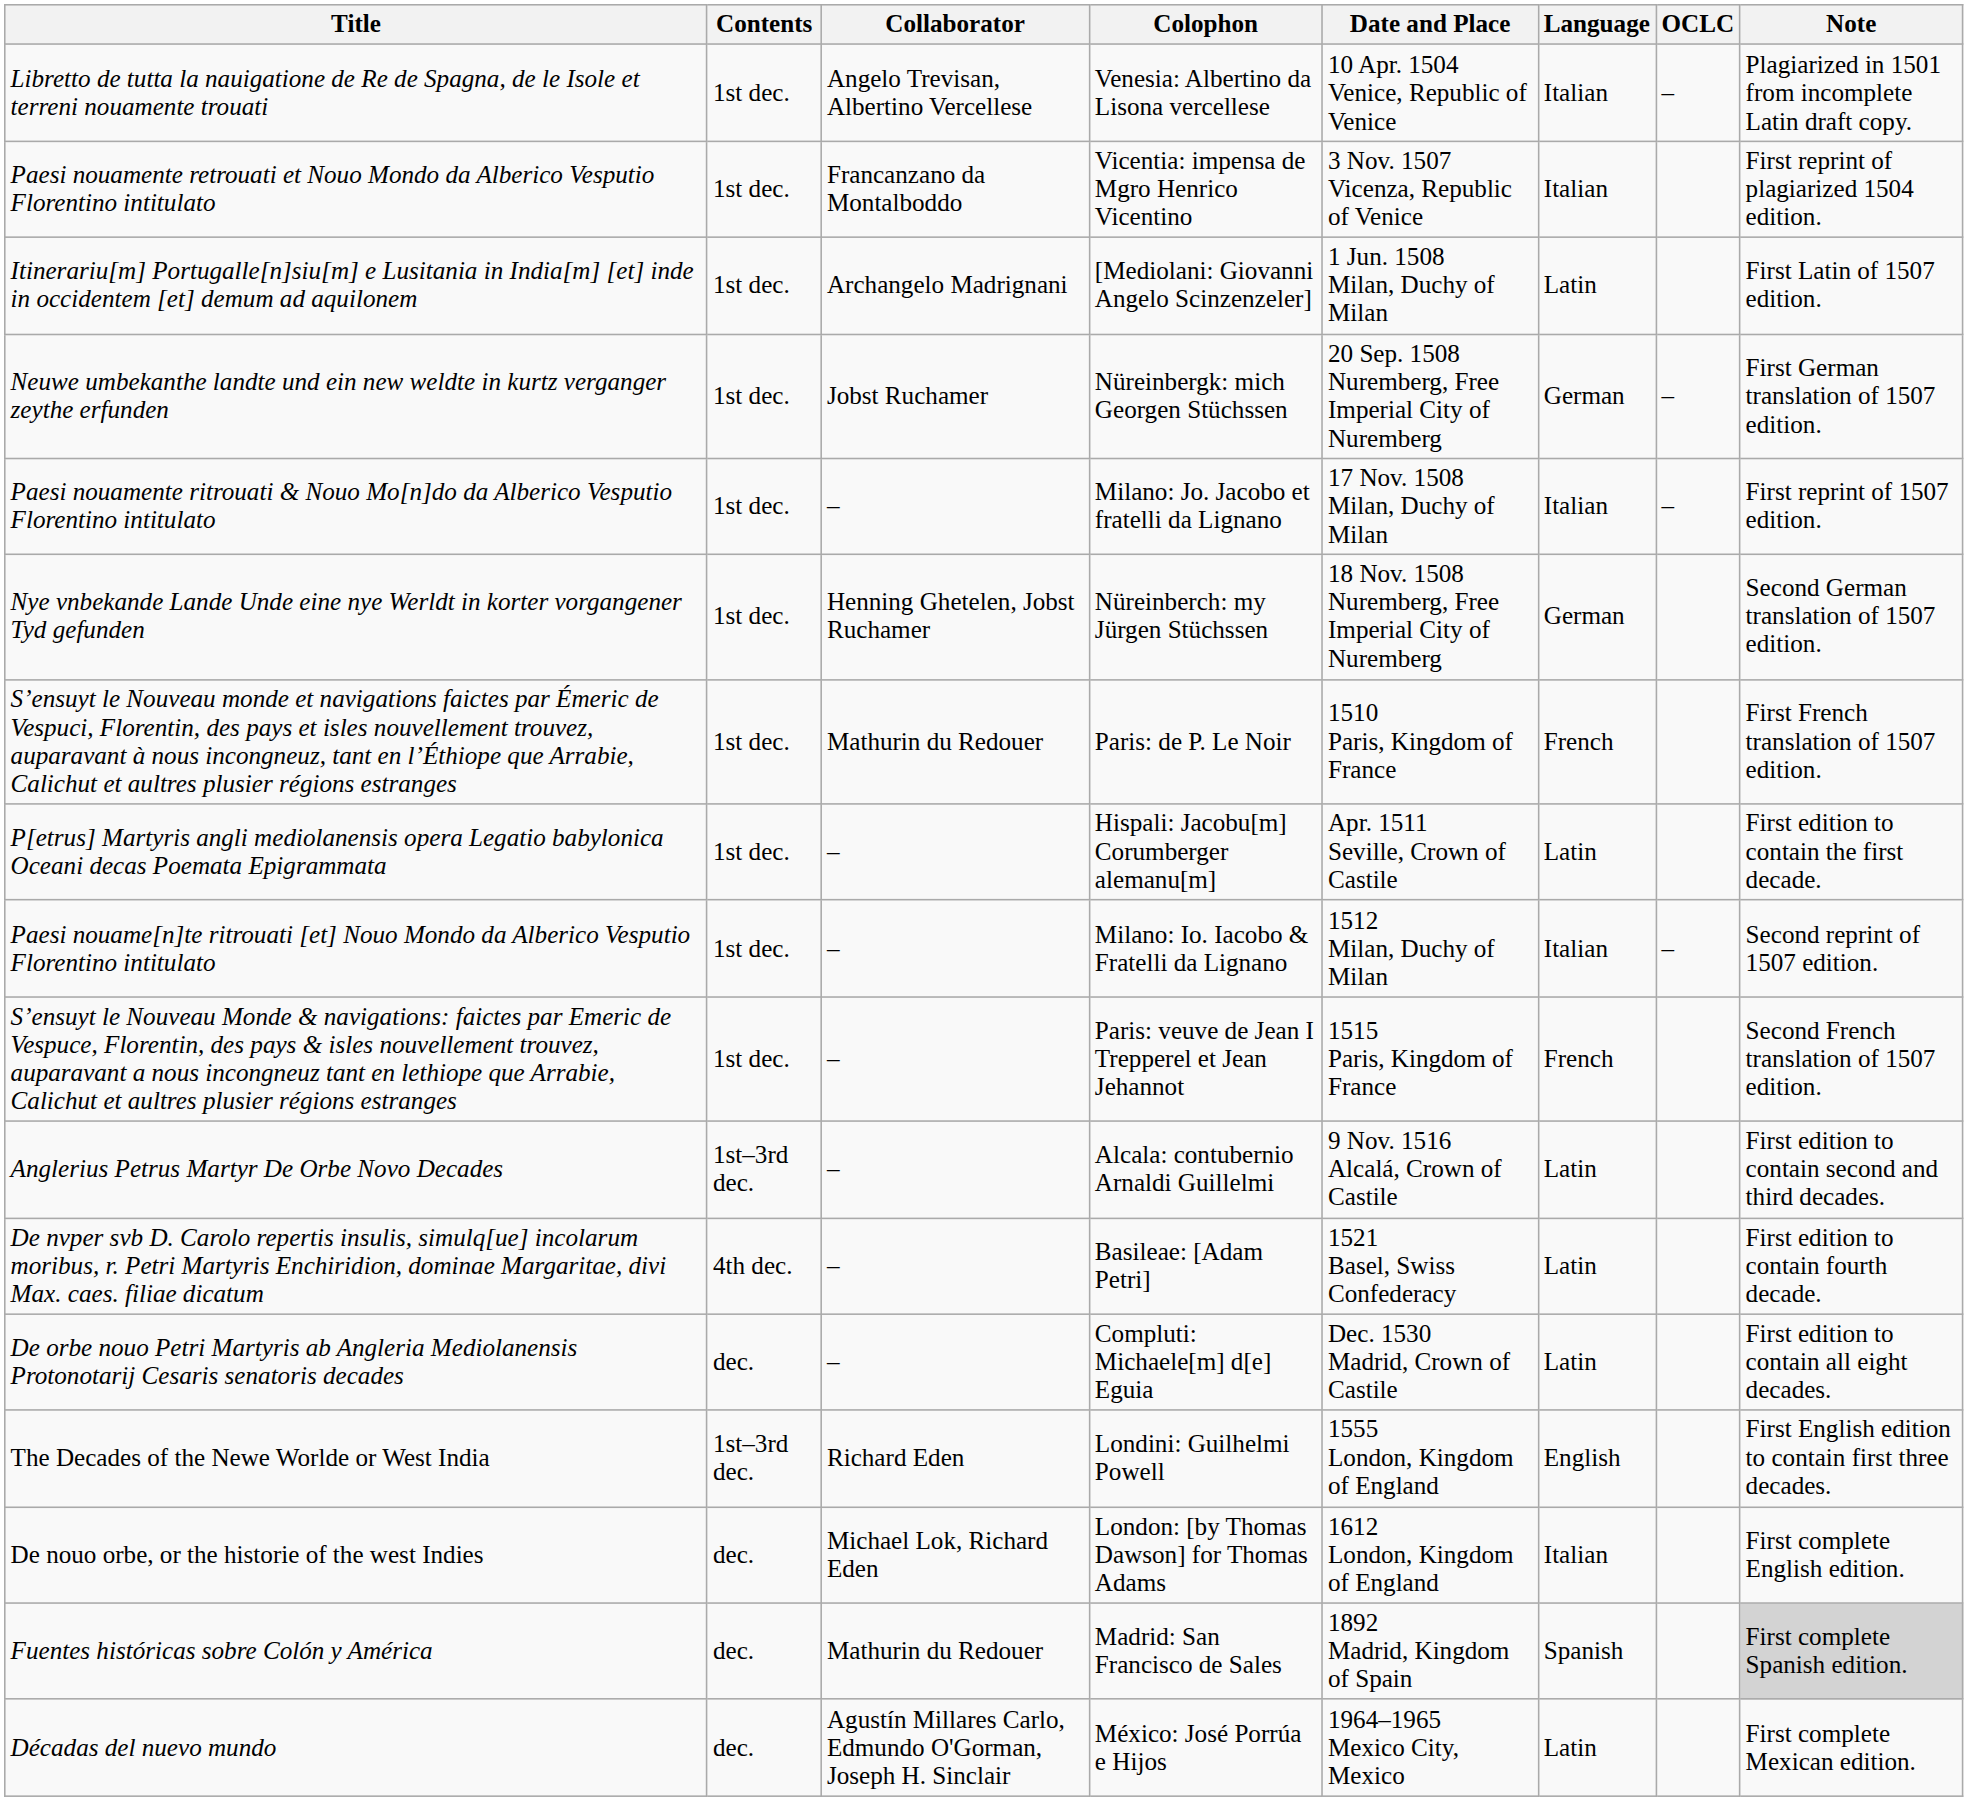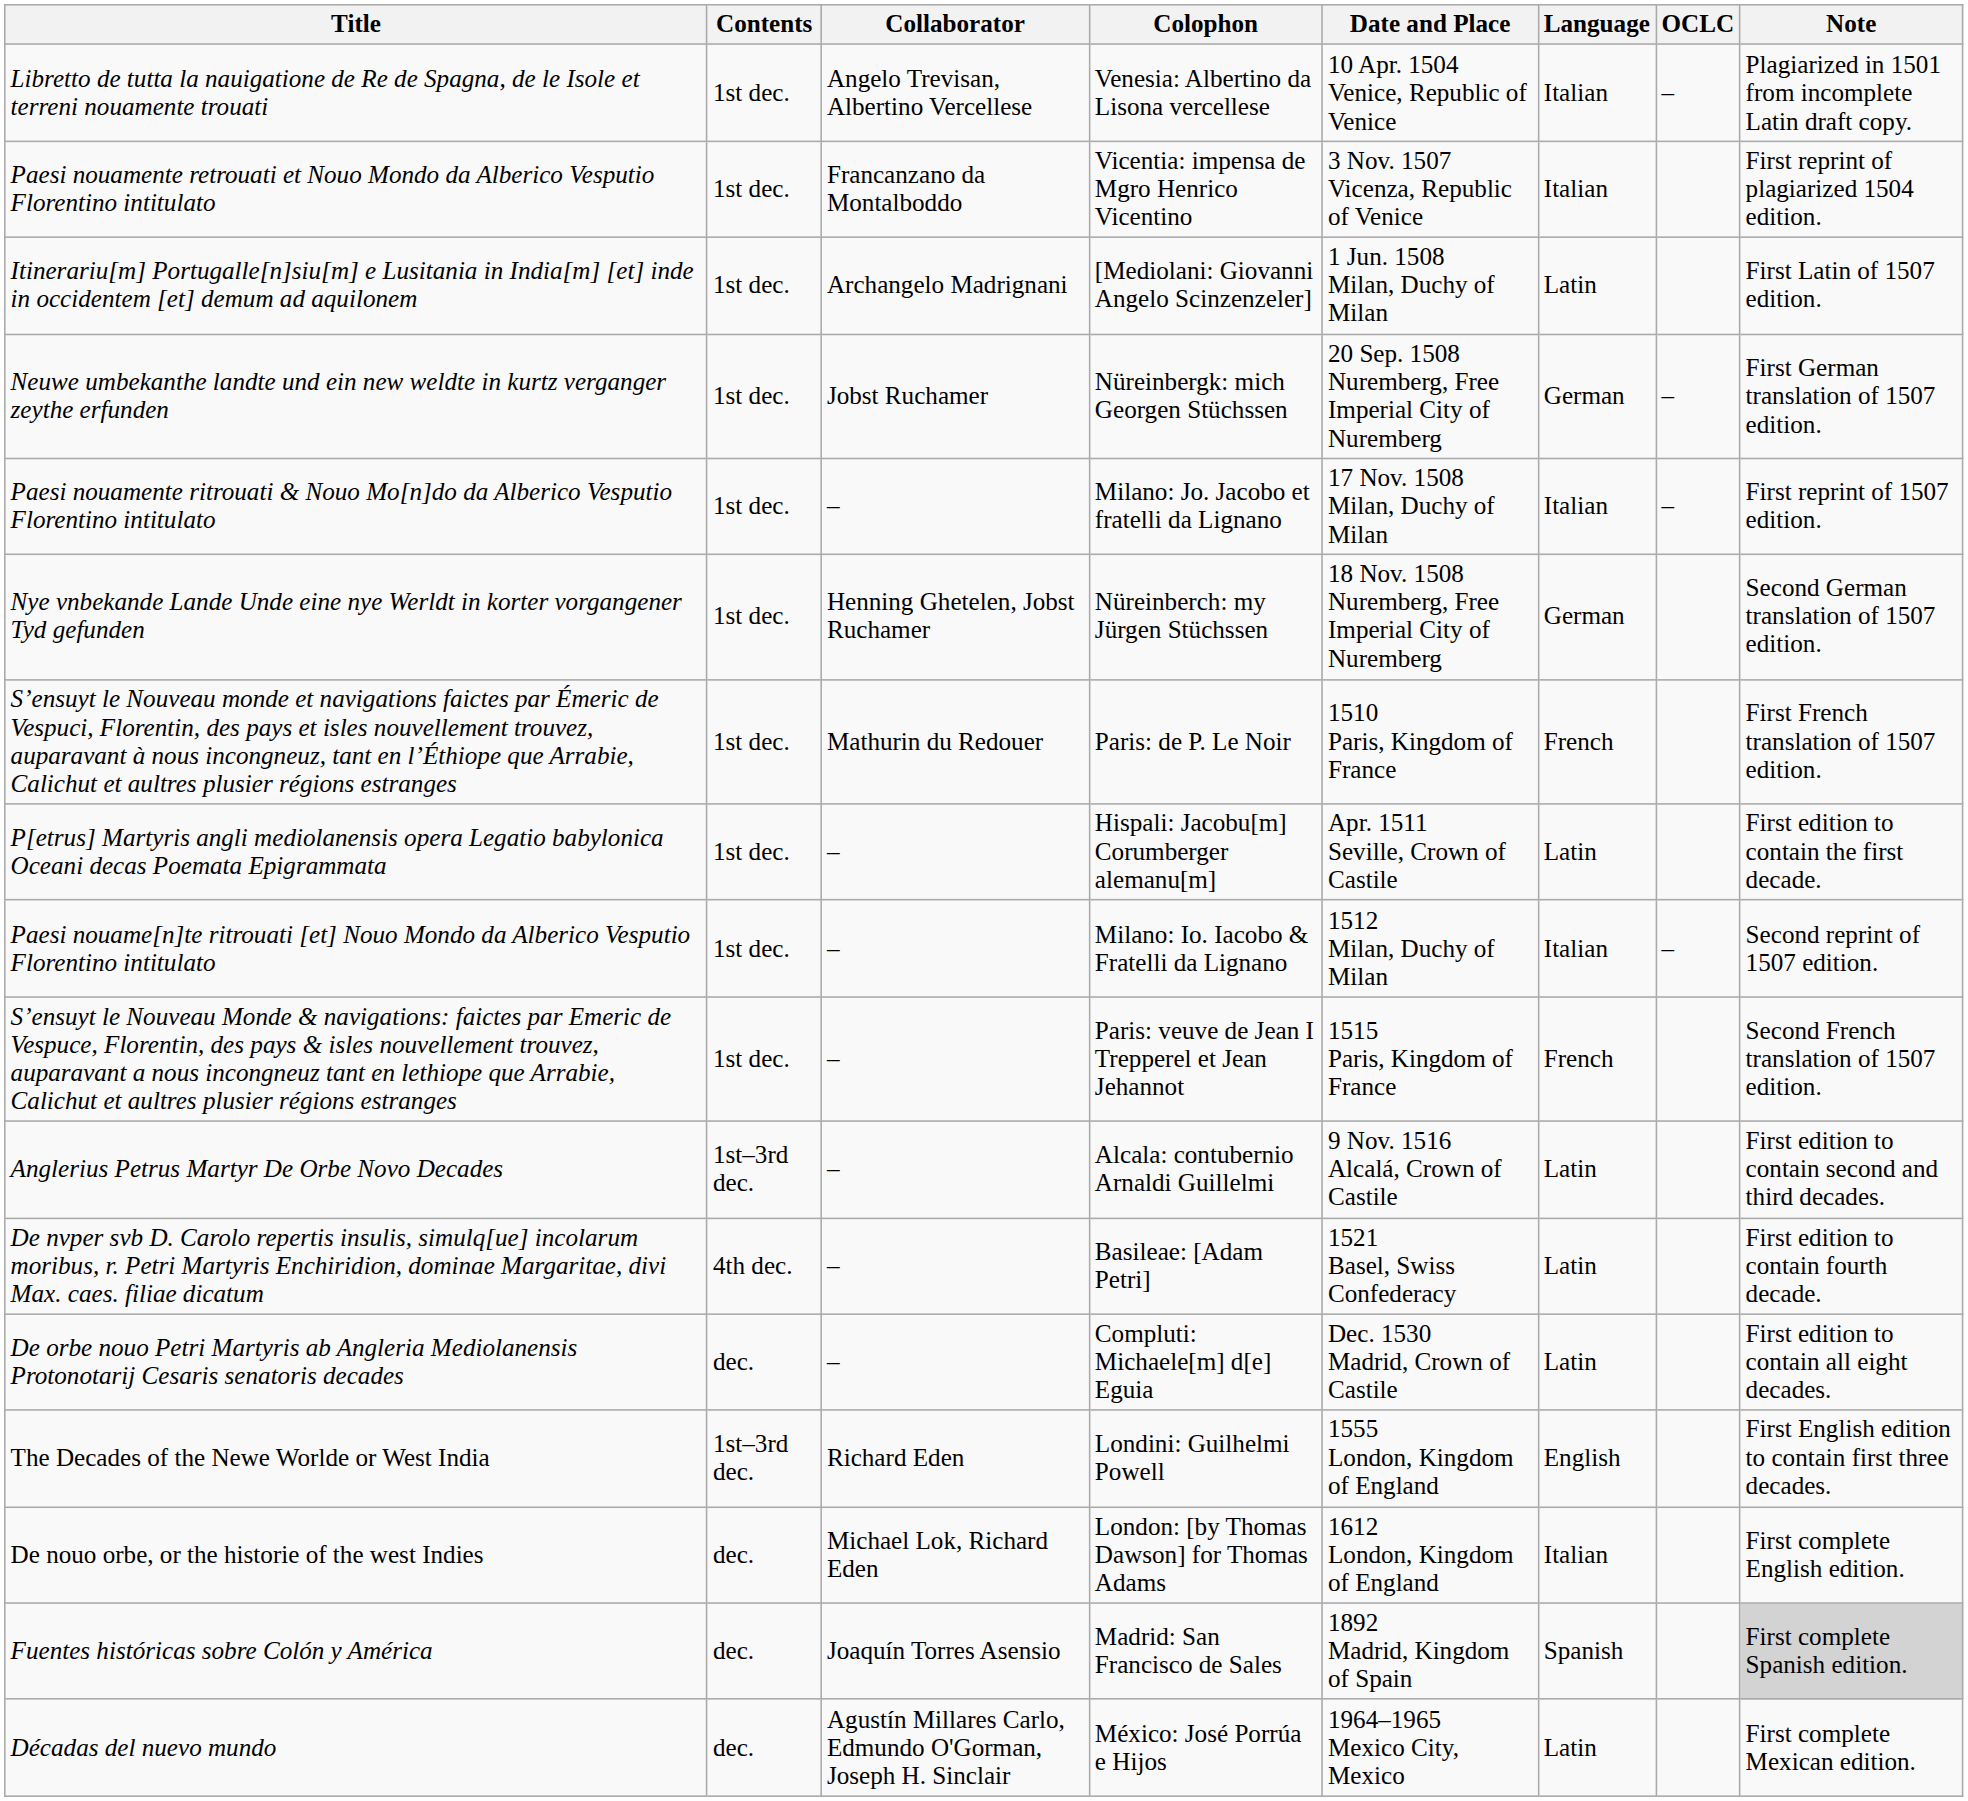(935, 1650) Mathurin du Redouer -> (944, 1650) Joaquín Torres Asensio
